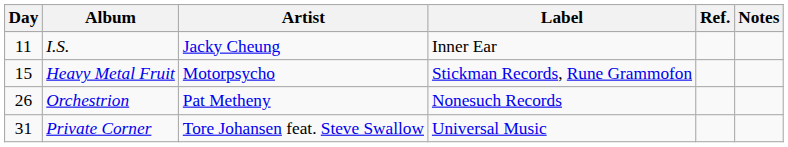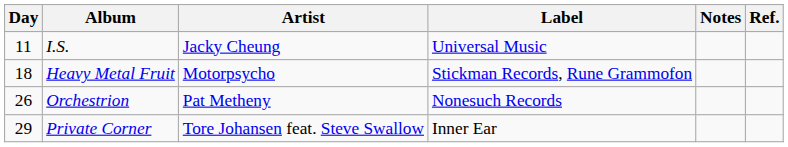columns swapped: (759, 18) <-> (715, 18)
(464, 45) Inner Ear -> (489, 45) Universal Music
(23, 73) 15 -> (23, 73) 18
(23, 127) 31 -> (23, 127) 29
(489, 127) Universal Music -> (464, 127) Inner Ear
